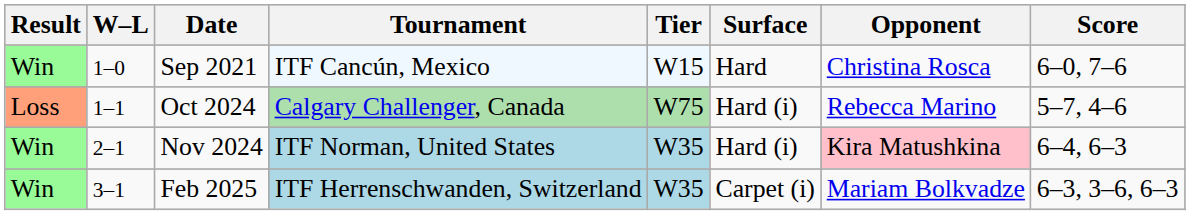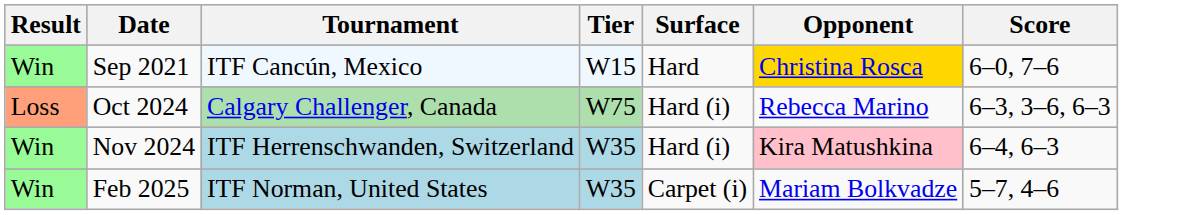- column: (121, 24)
(909, 65) no background -> (841, 65) gold background
(1082, 106) 5–7, 4–6 -> (1040, 106) 6–3, 3–6, 6–3
(415, 147) ITF Norman, United States -> (390, 147) ITF Herrenschwanden, Switzerland
(458, 188) ITF Herrenschwanden, Switzerland -> (347, 188) ITF Norman, United States
(1108, 188) 6–3, 3–6, 6–3 -> (1014, 188) 5–7, 4–6
